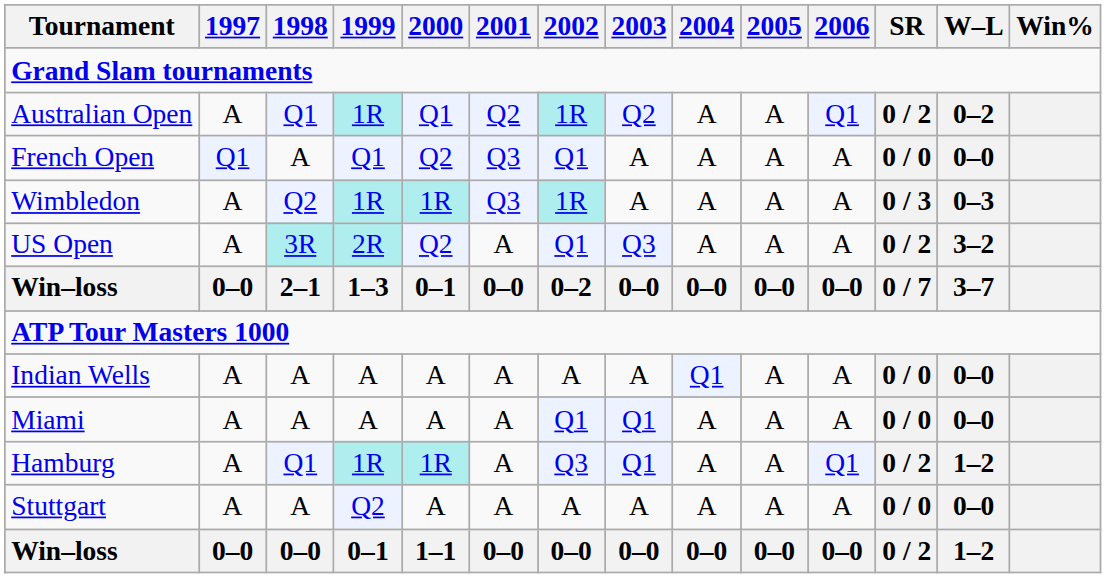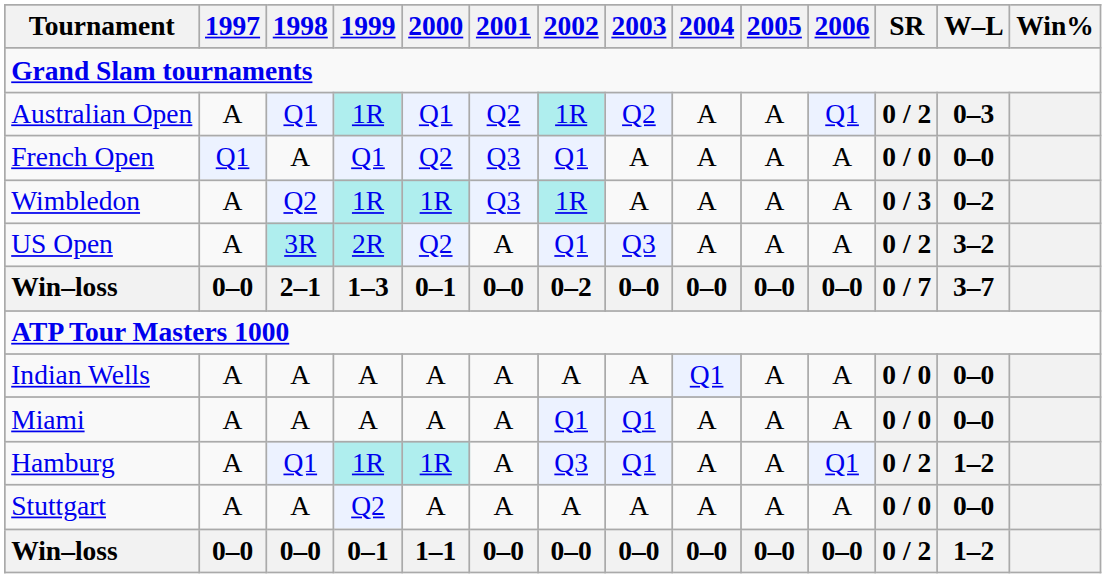(974, 113) 0–2 -> (974, 113) 0–3
(974, 200) 0–3 -> (974, 200) 0–2
